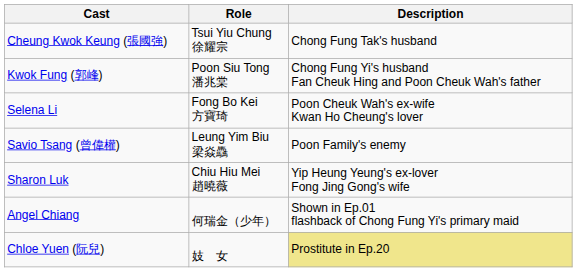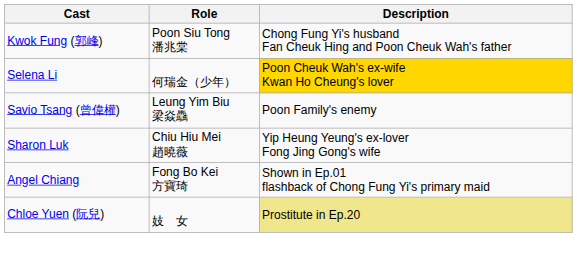- row: (87, 40)
(225, 109) Fong Bo Kei 方寶琦 -> (194, 82) 何瑞金（少年）
(363, 110) no background -> (334, 75) gold background
(234, 221) 何瑞金（少年） -> (185, 179) Fong Bo Kei 方寶琦
